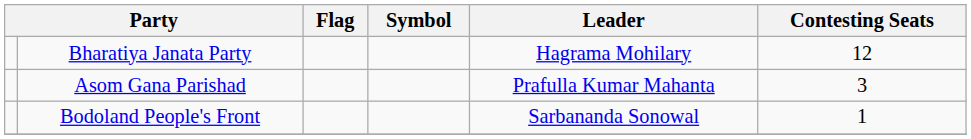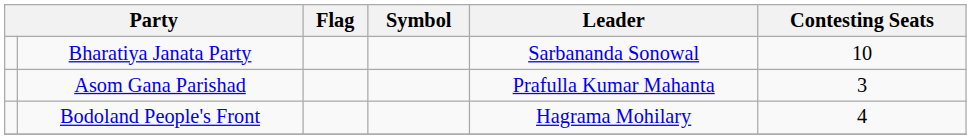(614, 52) Hagrama Mohilary -> (614, 52) Sarbananda Sonowal
(862, 52) 12 -> (862, 52) 10
(614, 117) Sarbananda Sonowal -> (614, 117) Hagrama Mohilary
(862, 117) 1 -> (862, 117) 4
